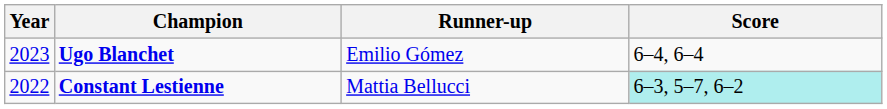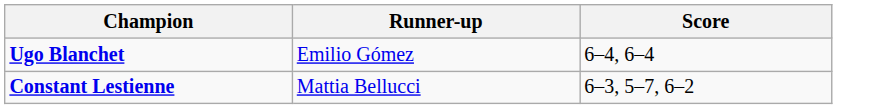- column: (29, 21)
(689, 87) paleturquoise background -> (639, 87) no background
